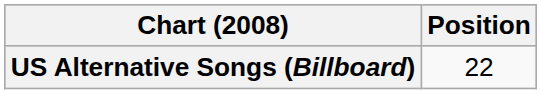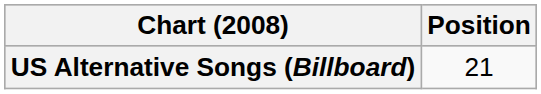(479, 66) 22 -> (479, 66) 21
